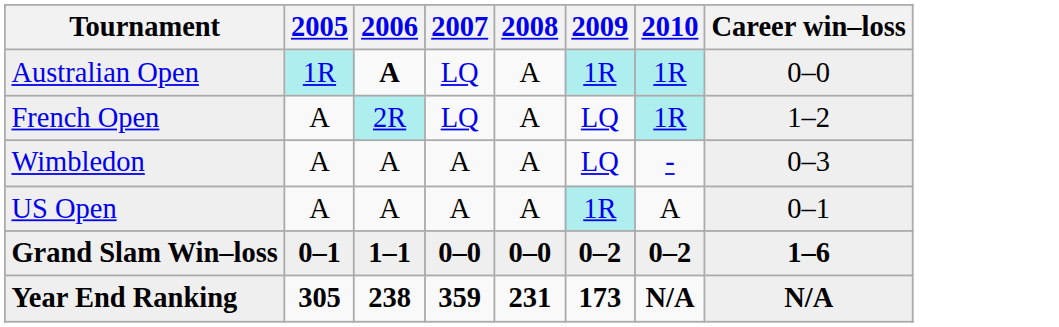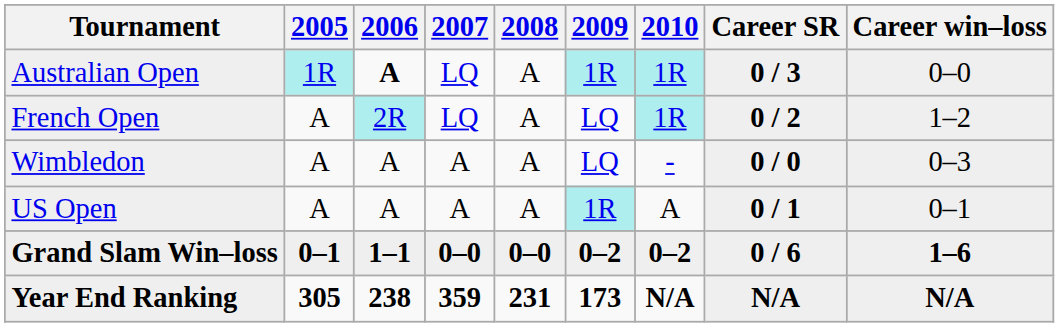+ column: (775, 27)
